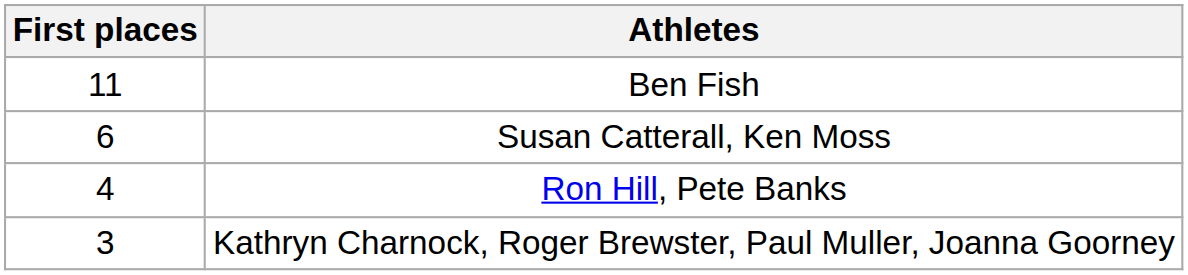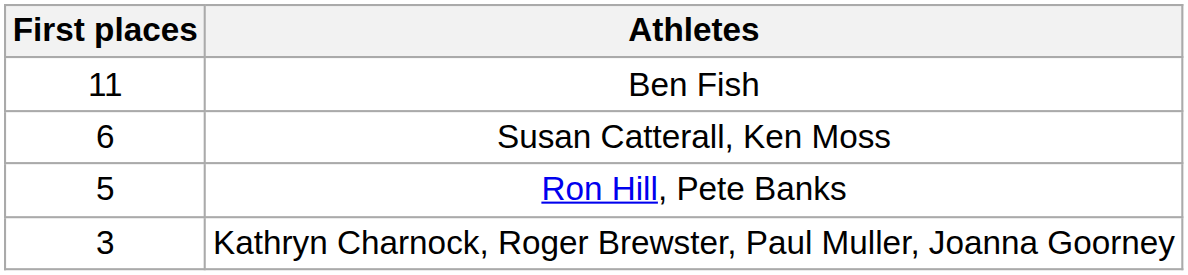(105, 189) 4 -> (105, 189) 5
